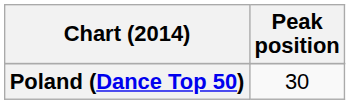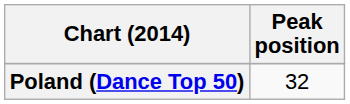(297, 81) 30 -> (297, 81) 32
